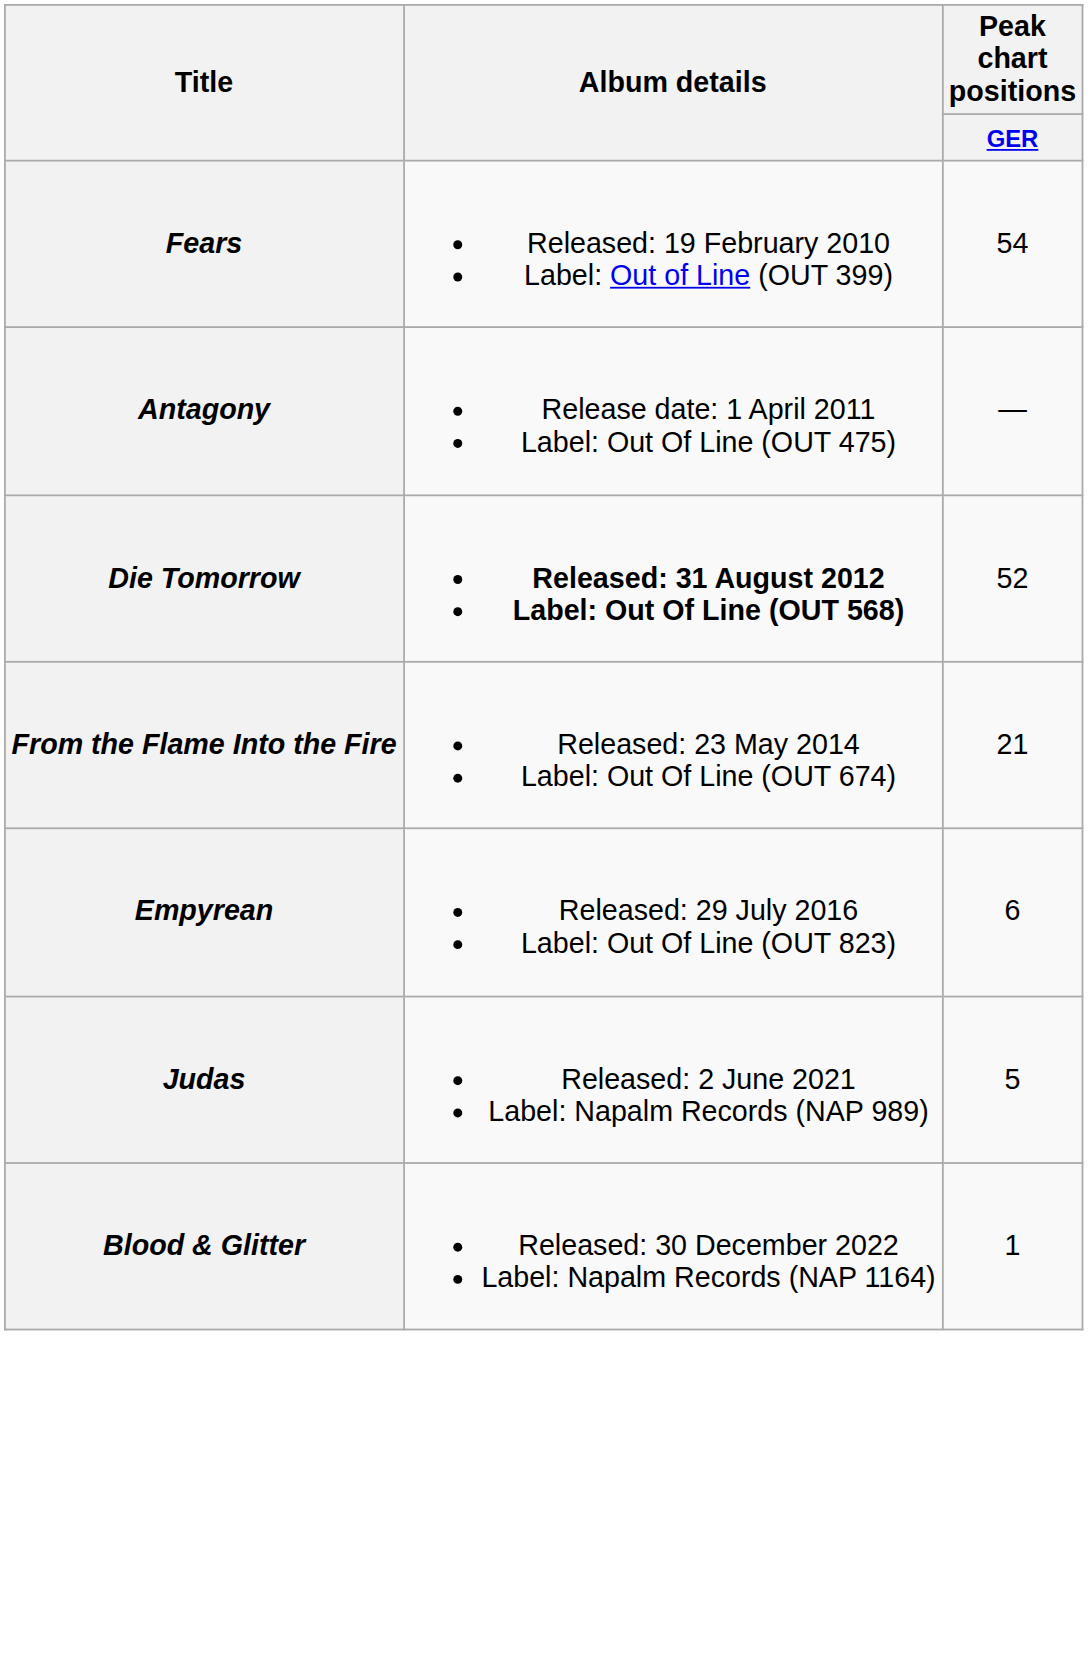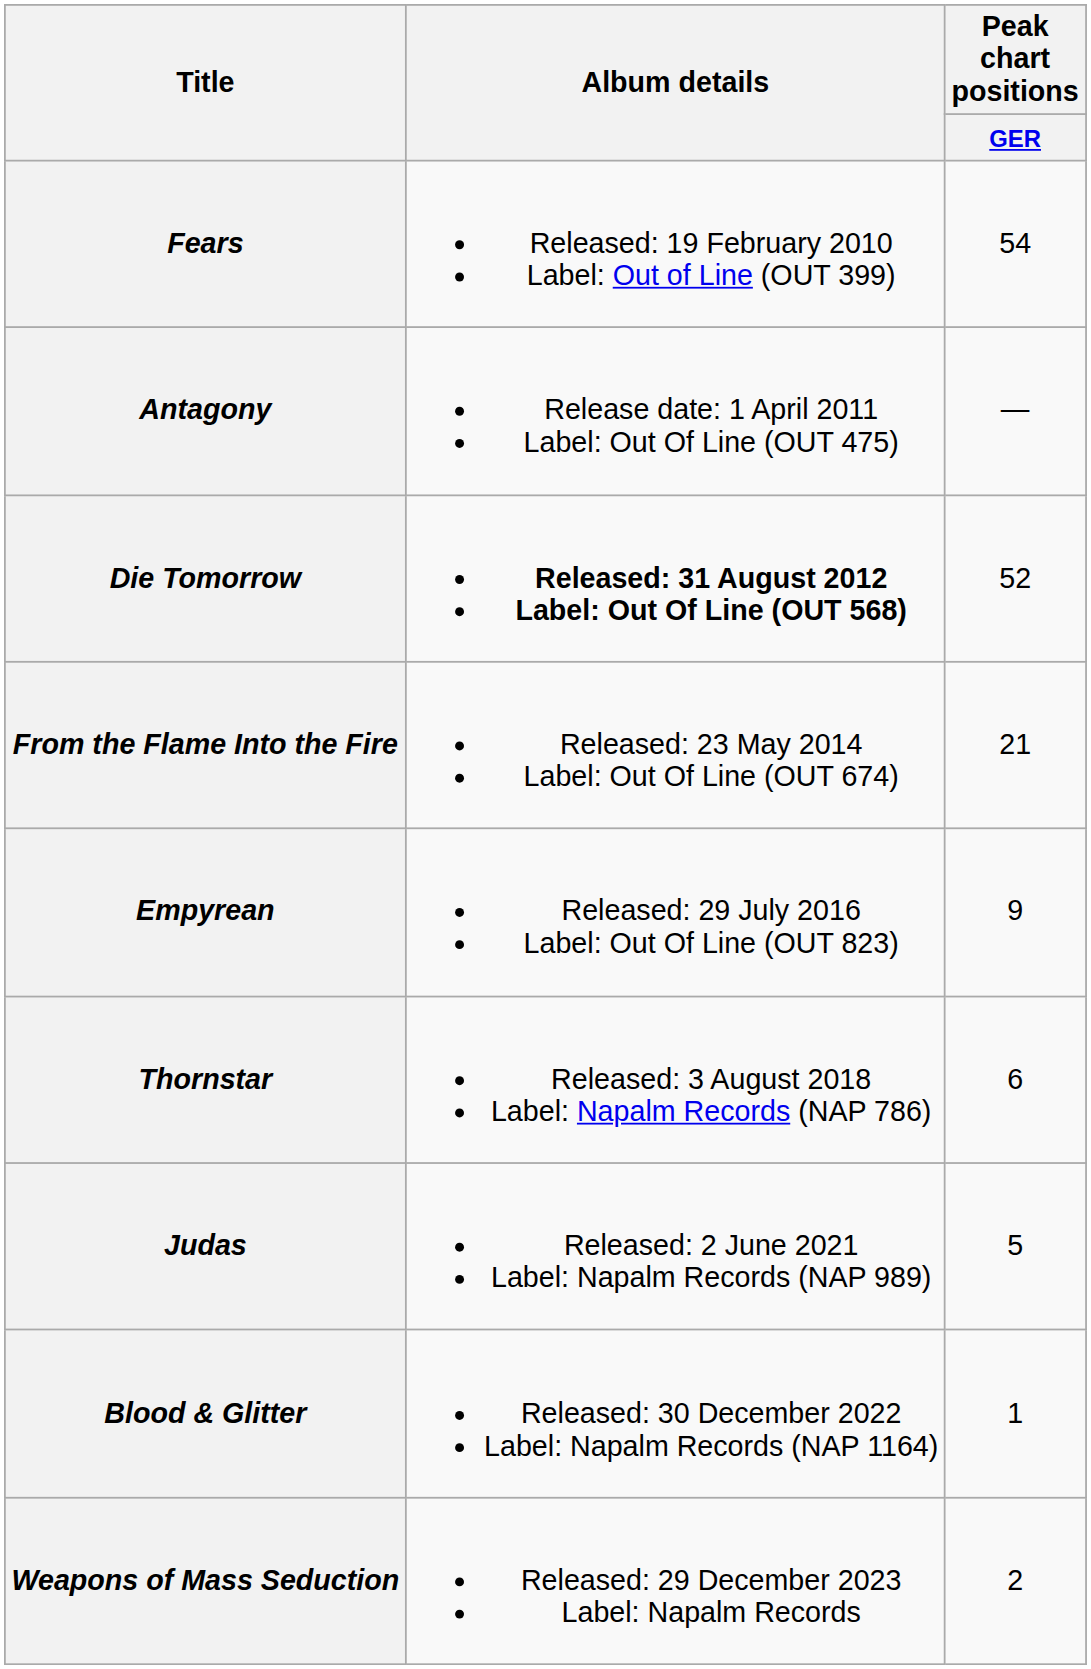(1012, 911) 6 -> (1015, 911) 9
+ row: (205, 1079)
+ row: (205, 1580)
